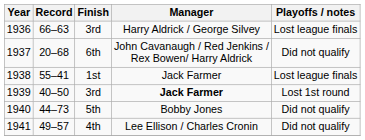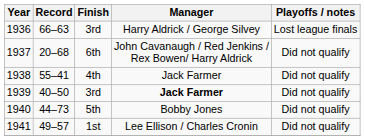(93, 76) 1st -> (93, 76) 4th
(316, 76) Lost league finals -> (316, 76) Did not qualify
(316, 93) Lost 1st round -> (316, 93) Did not qualify
(93, 127) 4th -> (93, 127) 1st
